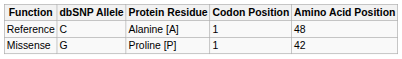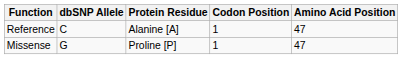(300, 29) 48 -> (300, 29) 47
(300, 45) 42 -> (300, 45) 47
